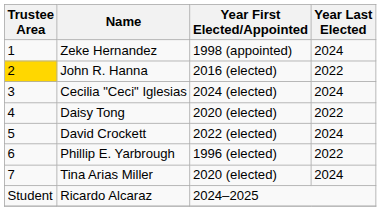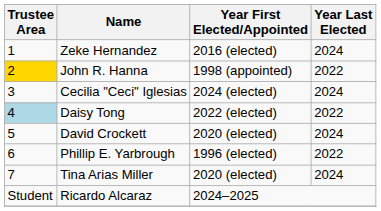(243, 50) 1998 (appointed) -> (235, 50) 2016 (elected)
(235, 71) 2016 (elected) -> (243, 71) 1998 (appointed)
(11, 112) no background -> (11, 112) lightblue background
(235, 112) 2020 (elected) -> (235, 112) 2022 (elected)
(235, 133) 2022 (elected) -> (235, 133) 2020 (elected)
